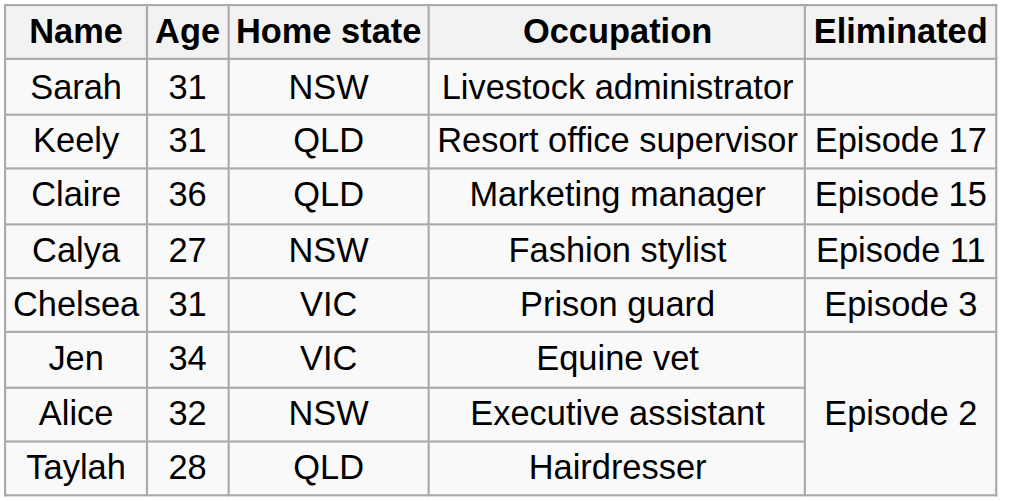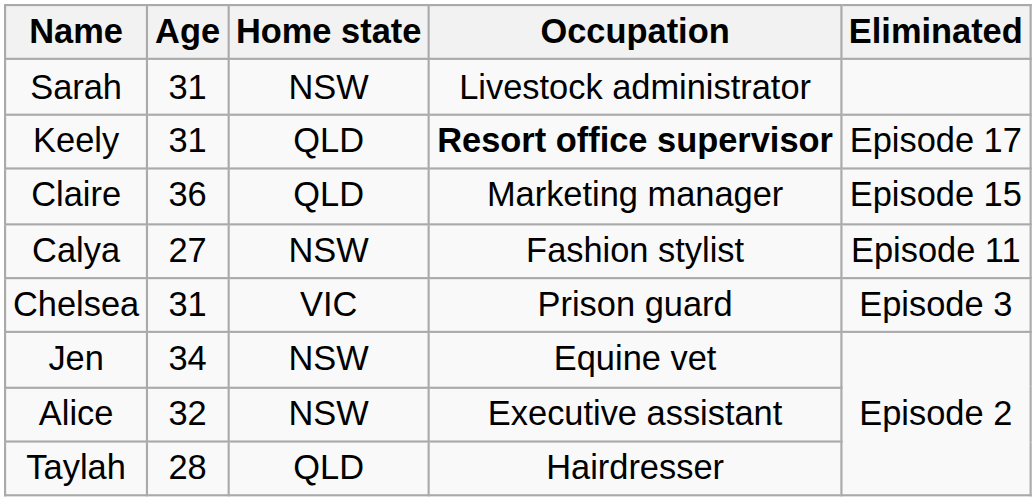(618, 140) normal -> (635, 140) bold
(329, 359) VIC -> (329, 359) NSW
